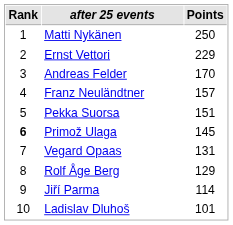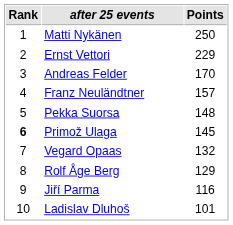(205, 113) 151 -> (205, 113) 148
(205, 151) 131 -> (205, 151) 132
(205, 190) 114 -> (205, 190) 116
